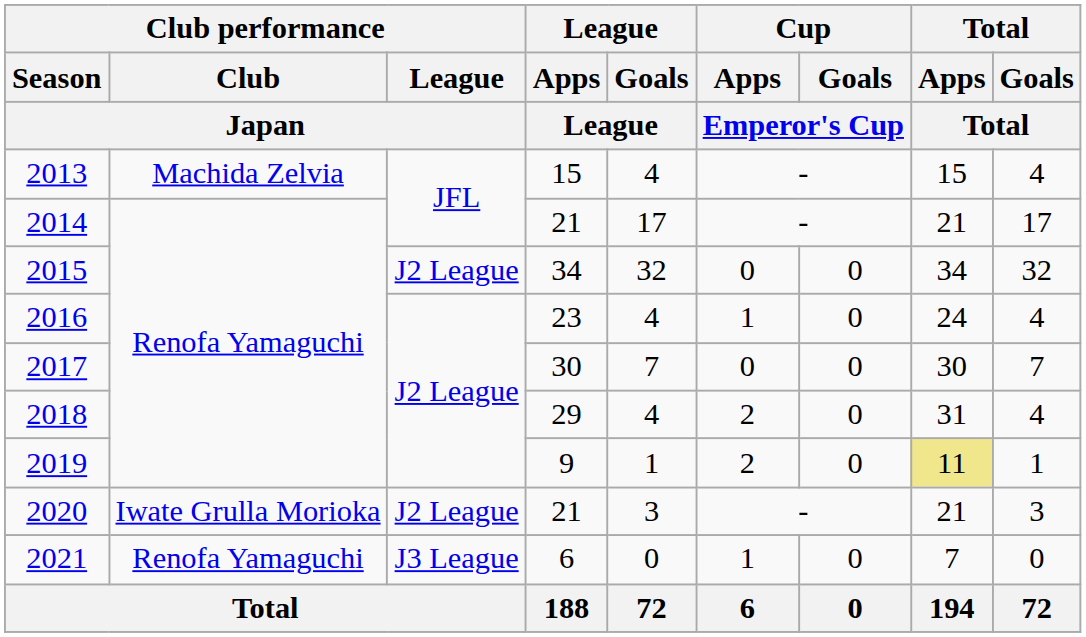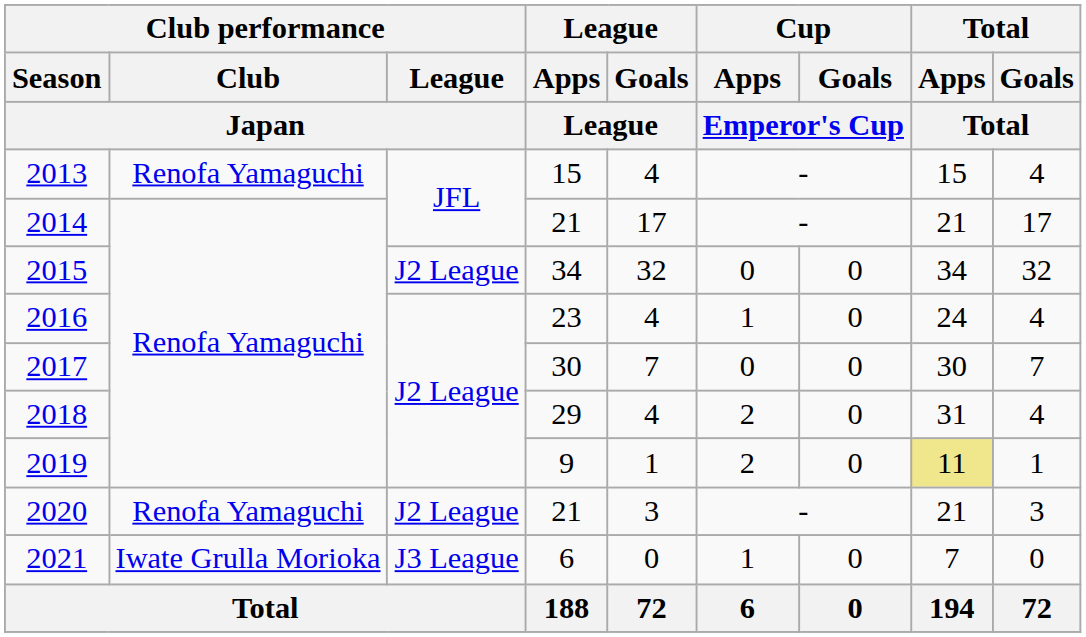(248, 173) Machida Zelvia -> (248, 173) Renofa Yamaguchi
(248, 510) Iwate Grulla Morioka -> (248, 510) Renofa Yamaguchi
(248, 558) Renofa Yamaguchi -> (248, 558) Iwate Grulla Morioka
